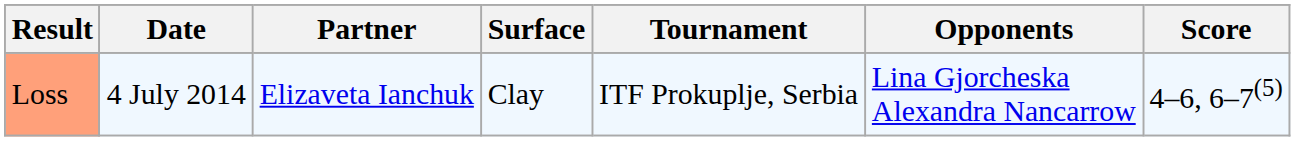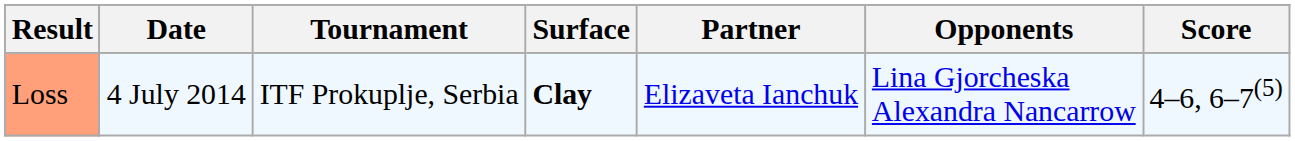columns swapped: (729, 28) <-> (367, 28)
(516, 93) normal -> (562, 93) bold
